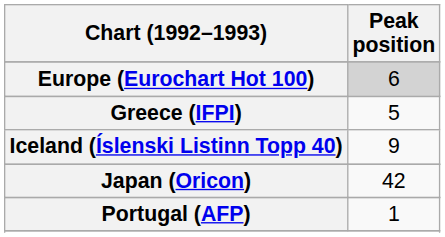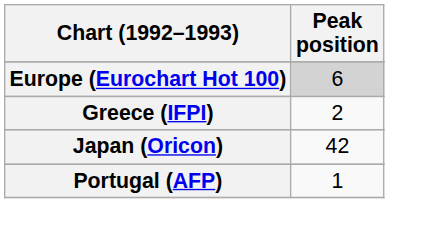(394, 112) 5 -> (337, 112) 2
- row: (176, 146)
